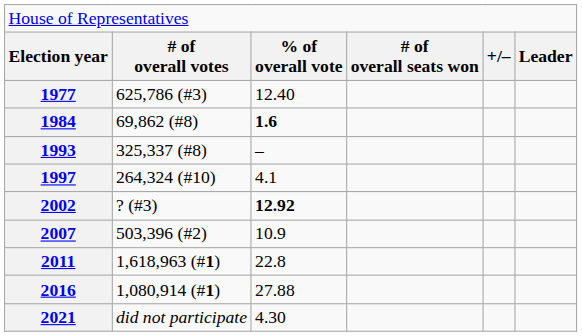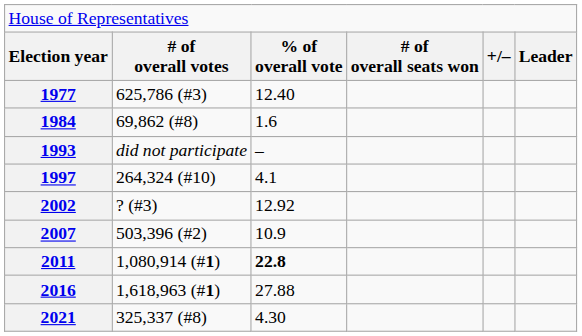(266, 121) bold -> (266, 121) normal
(161, 149) 325,337 (#8) -> (181, 149) did not participate
(275, 205) bold -> (275, 205) normal
(168, 261) 1,618,963 (#1) -> (168, 261) 1,080,914 (#1)
(270, 261) normal -> (270, 261) bold
(168, 289) 1,080,914 (#1) -> (168, 289) 1,618,963 (#1)
(181, 317) did not participate -> (161, 317) 325,337 (#8)
